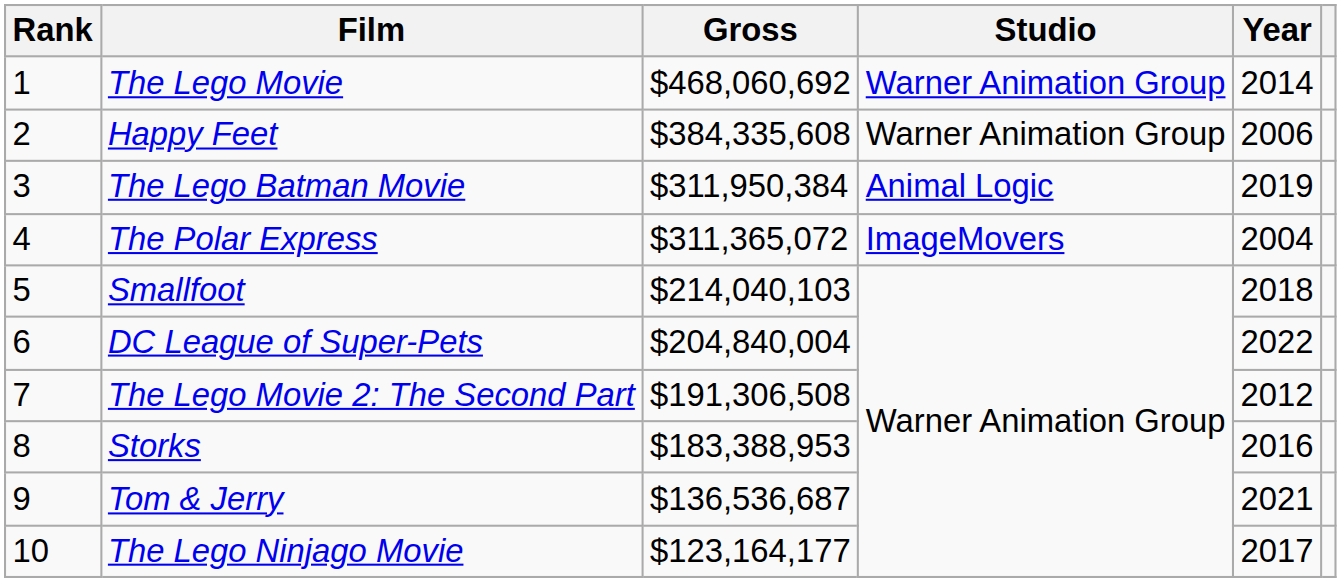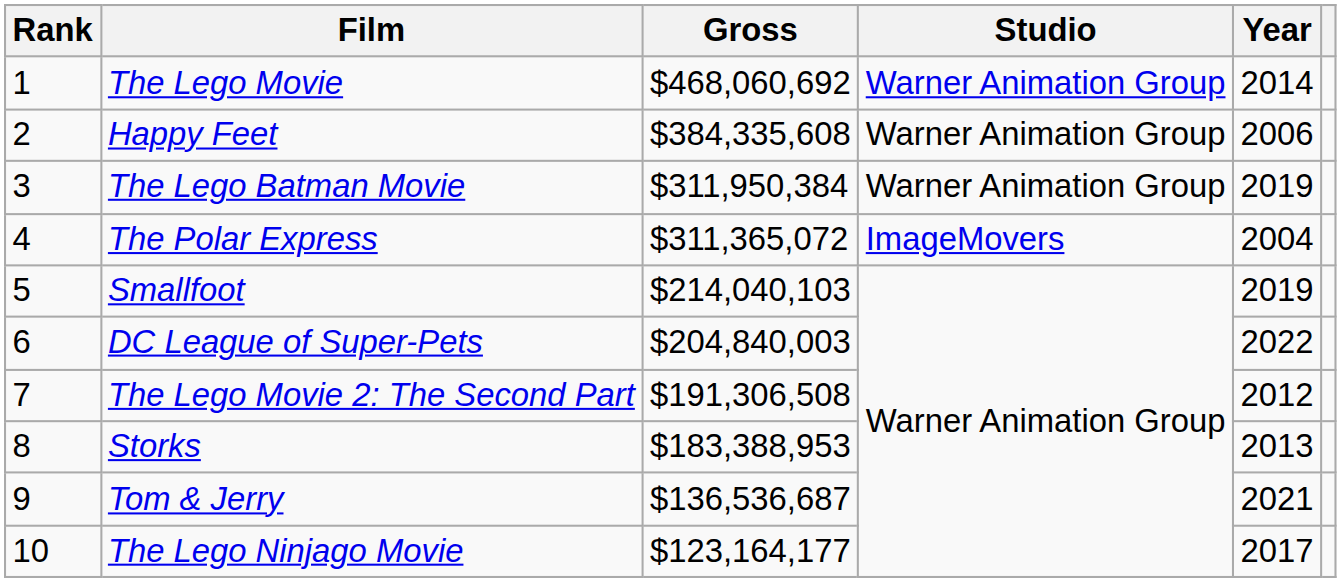(960, 186) Animal Logic -> (1046, 186) Warner Animation Group
(1277, 290) 2018 -> (1277, 290) 2019
(750, 342) $204,840,004 -> (750, 342) $204,840,003
(1277, 446) 2016 -> (1277, 446) 2013
